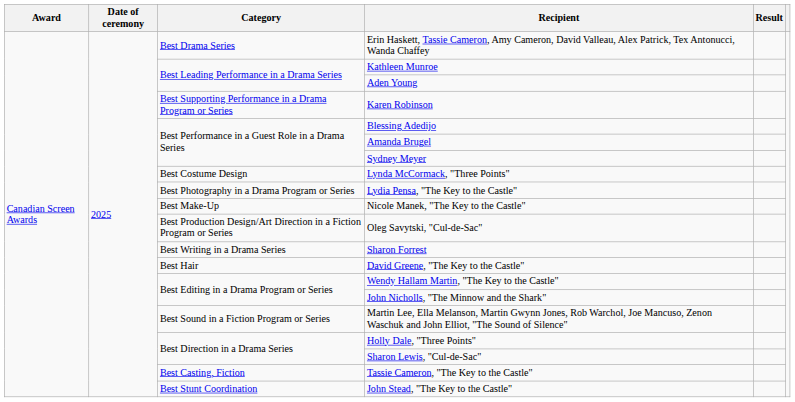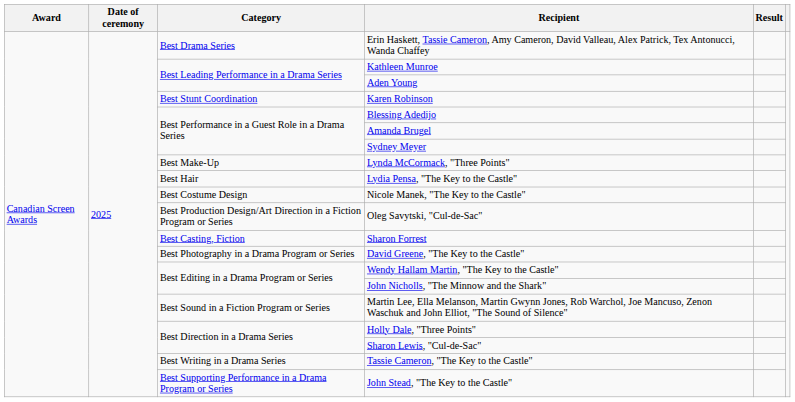(243, 104) Best Supporting Performance in a Drama Program or Series -> (209, 99) Best Stunt Coordination
(204, 174) Best Costume Design -> (189, 163) Best Make-Up
(257, 190) Best Photography in a Drama Program or Series -> (179, 179) Best Hair
(189, 206) Best Make-Up -> (204, 195) Best Costume Design
(223, 249) Best Writing in a Drama Series -> (202, 238) Best Casting, Fiction
(179, 265) Best Hair -> (257, 254) Best Photography in a Drama Program or Series
(202, 372) Best Casting, Fiction -> (223, 361) Best Writing in a Drama Series
(209, 388) Best Stunt Coordination -> (243, 383) Best Supporting Performance in a Drama Program or Series
